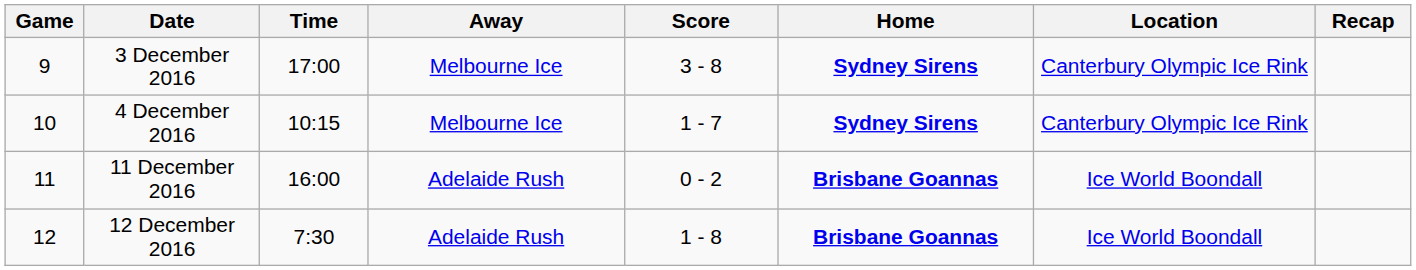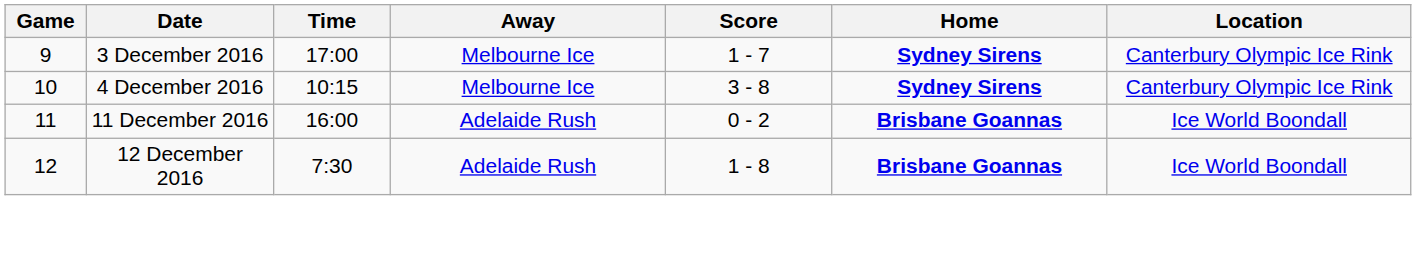- column: (1363, 21)
(701, 66) 3 - 8 -> (749, 54) 1 - 7
(701, 122) 1 - 7 -> (749, 87) 3 - 8
